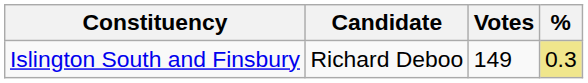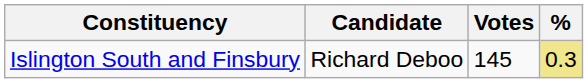(493, 58) 149 -> (493, 58) 145
